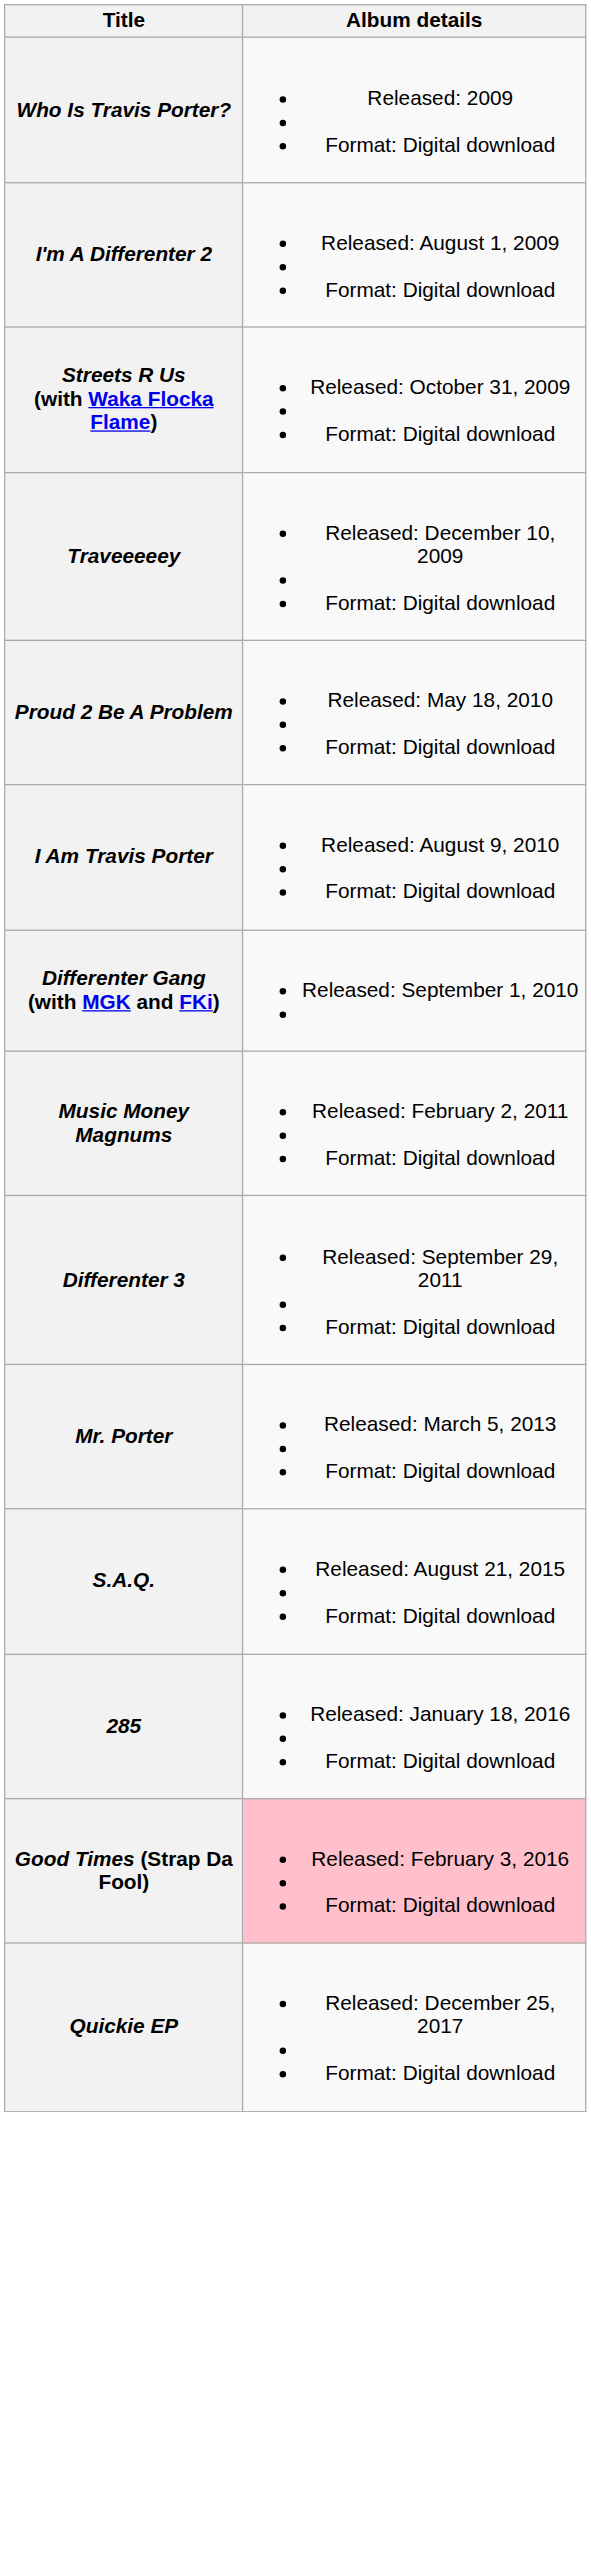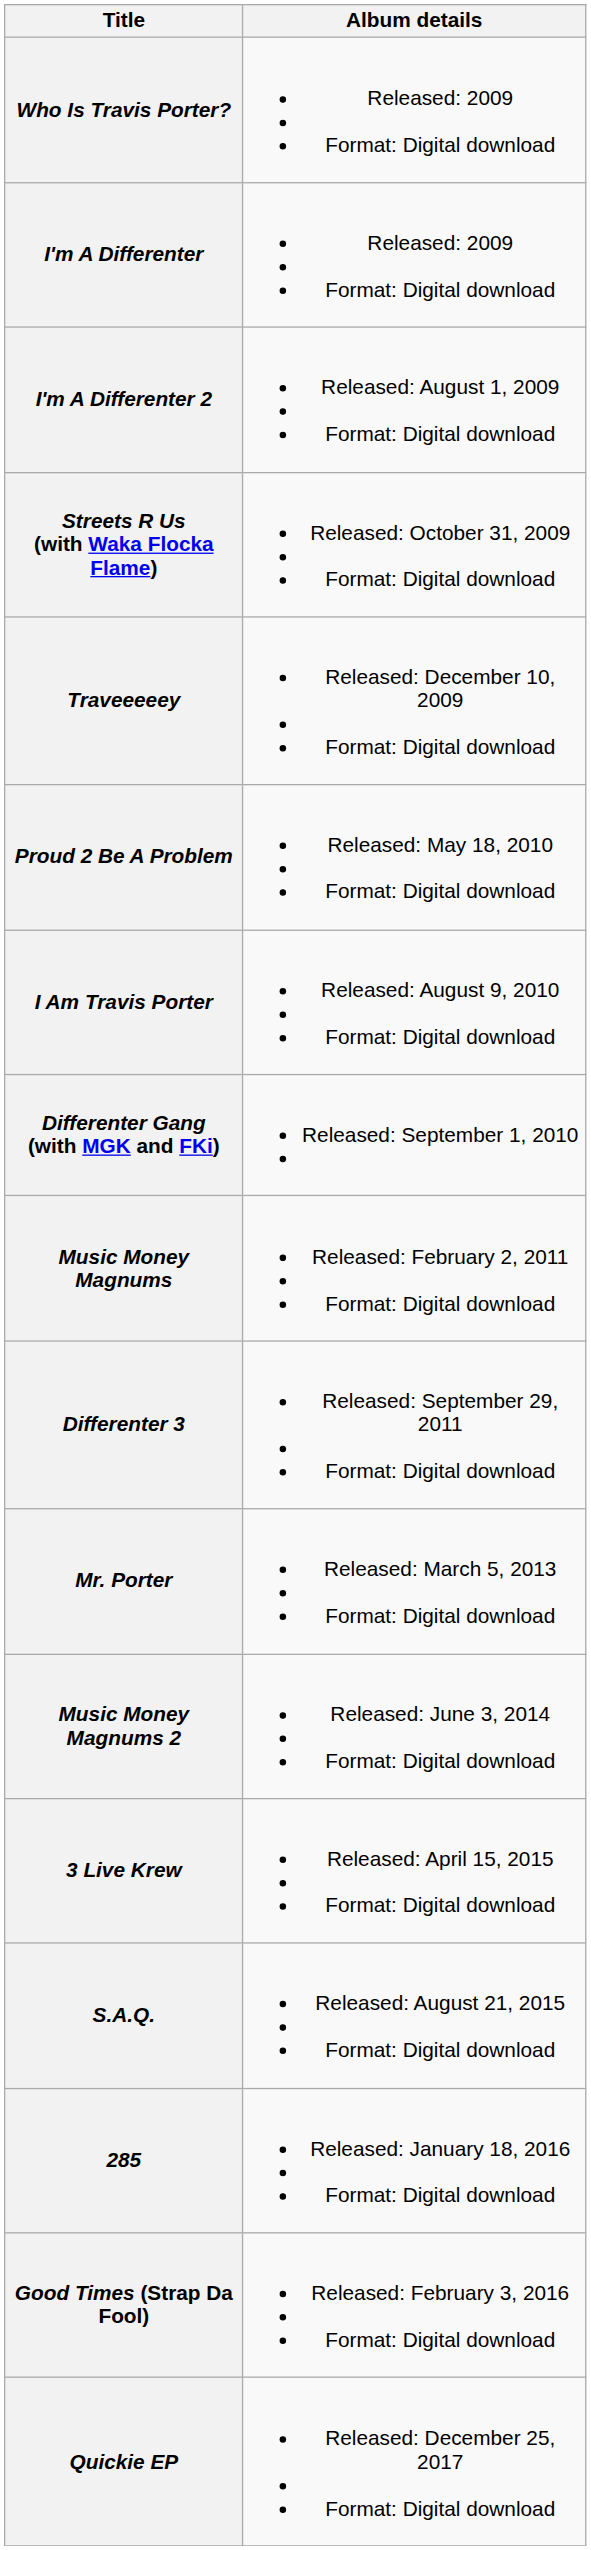+ row: (124, 254)
+ row: (124, 1725)
+ row: (124, 1870)
(414, 1883) pink background -> (414, 2317) no background
